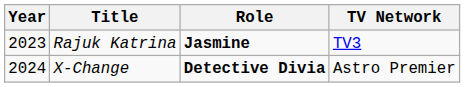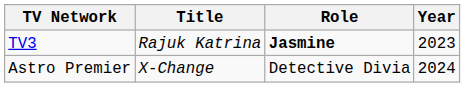columns swapped: (27, 17) <-> (394, 17)
(255, 69) bold -> (340, 69) normal
